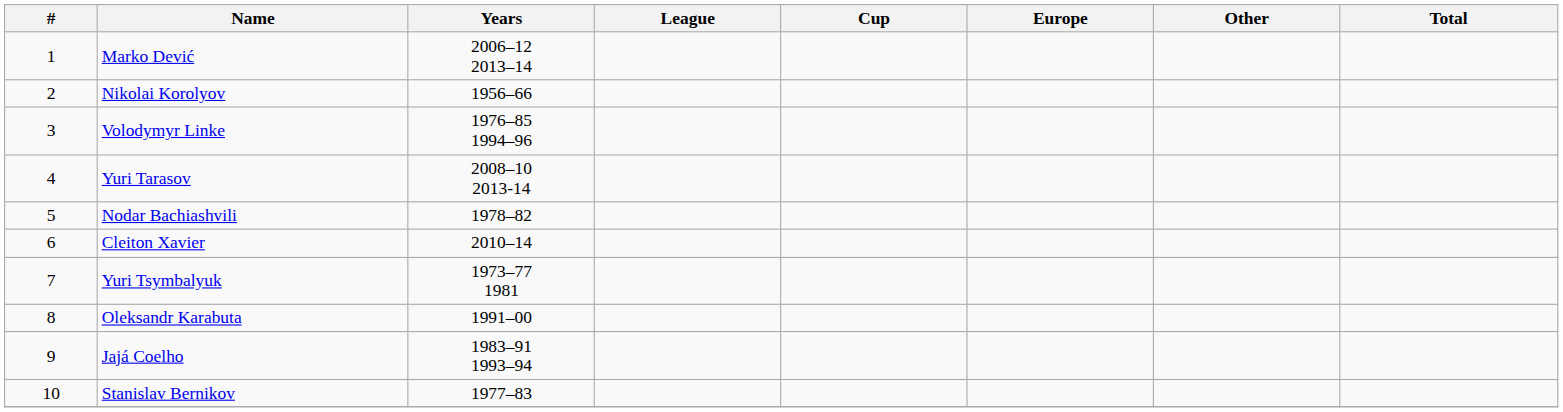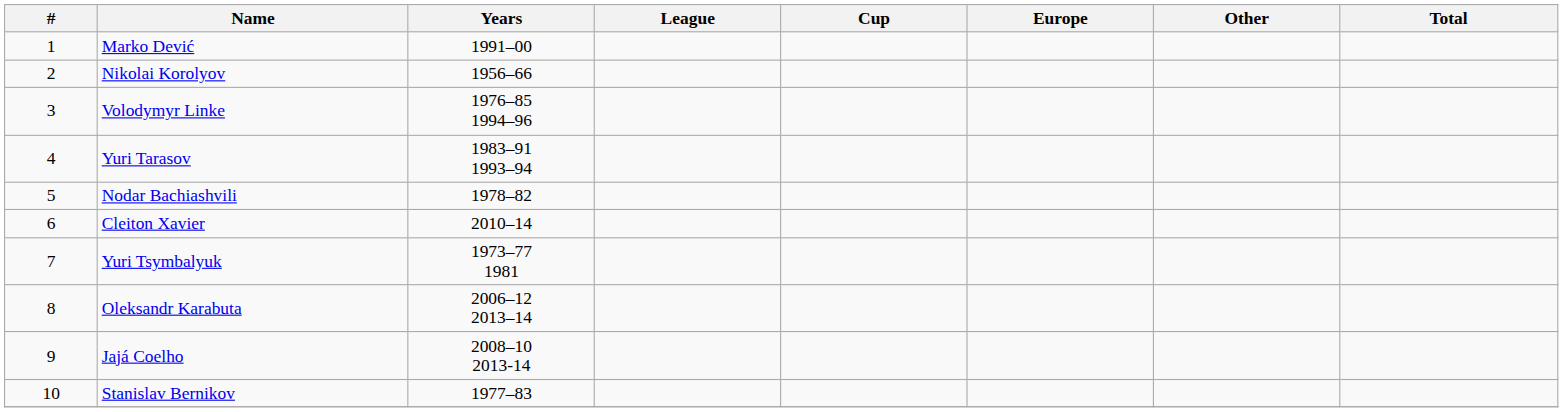(501, 55) 2006–12 2013–14 -> (501, 45) 1991–00
(501, 178) 2008–10 2013-14 -> (501, 158) 1983–91 1993–94
(501, 318) 1991–00 -> (501, 308) 2006–12 2013–14
(501, 355) 1983–91 1993–94 -> (501, 355) 2008–10 2013-14
